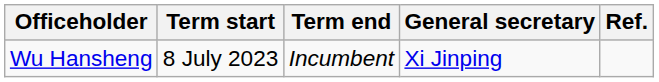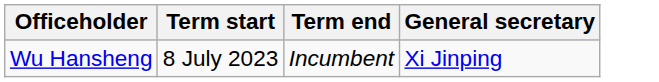- column: (627, 22)
